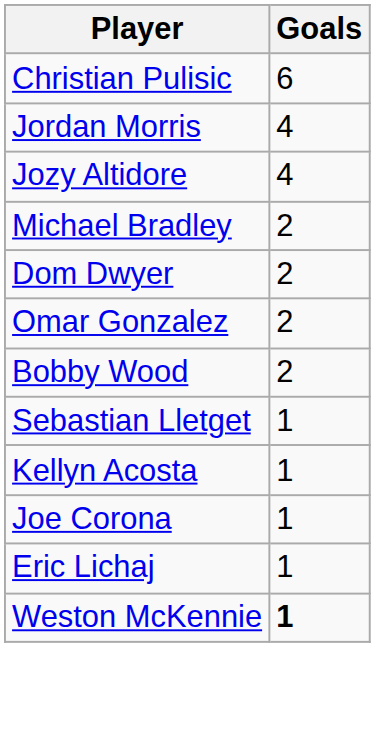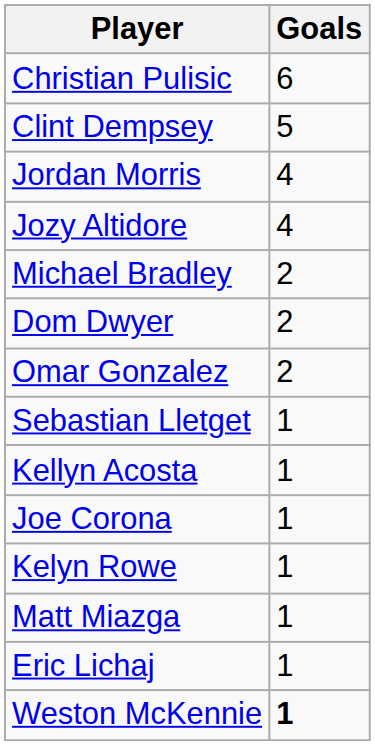+ row: (112, 126)
- row: (100, 371)
+ row: (94, 567)
+ row: (96, 616)
